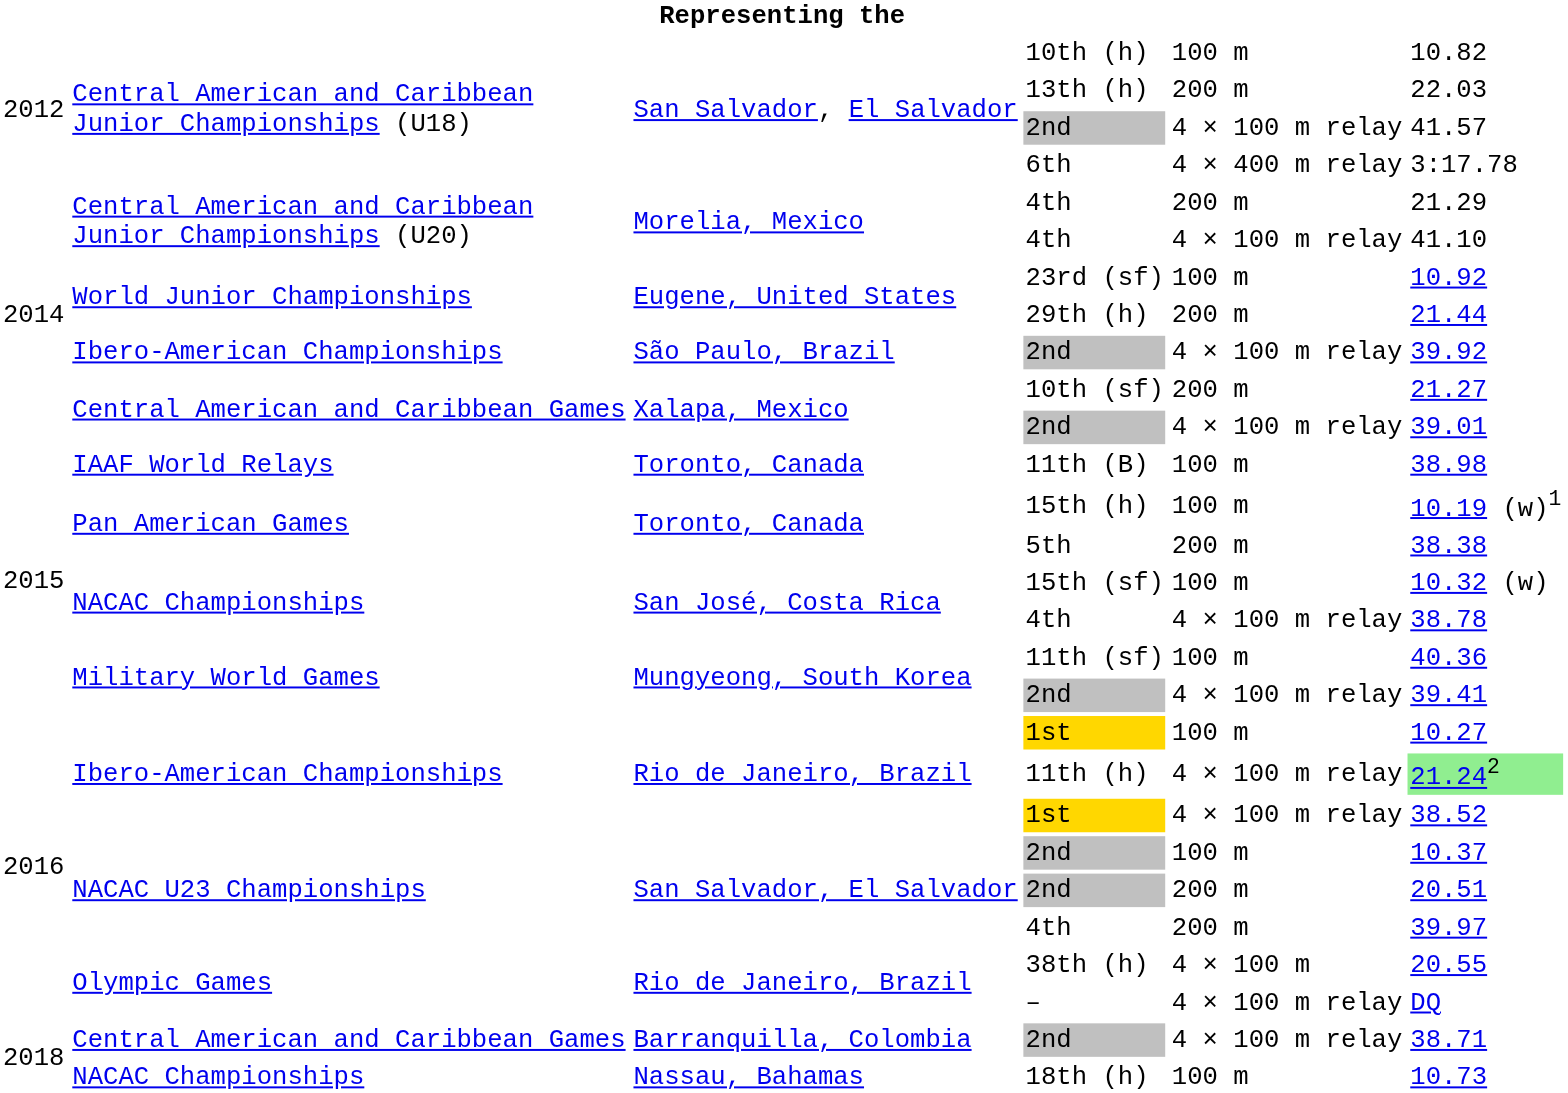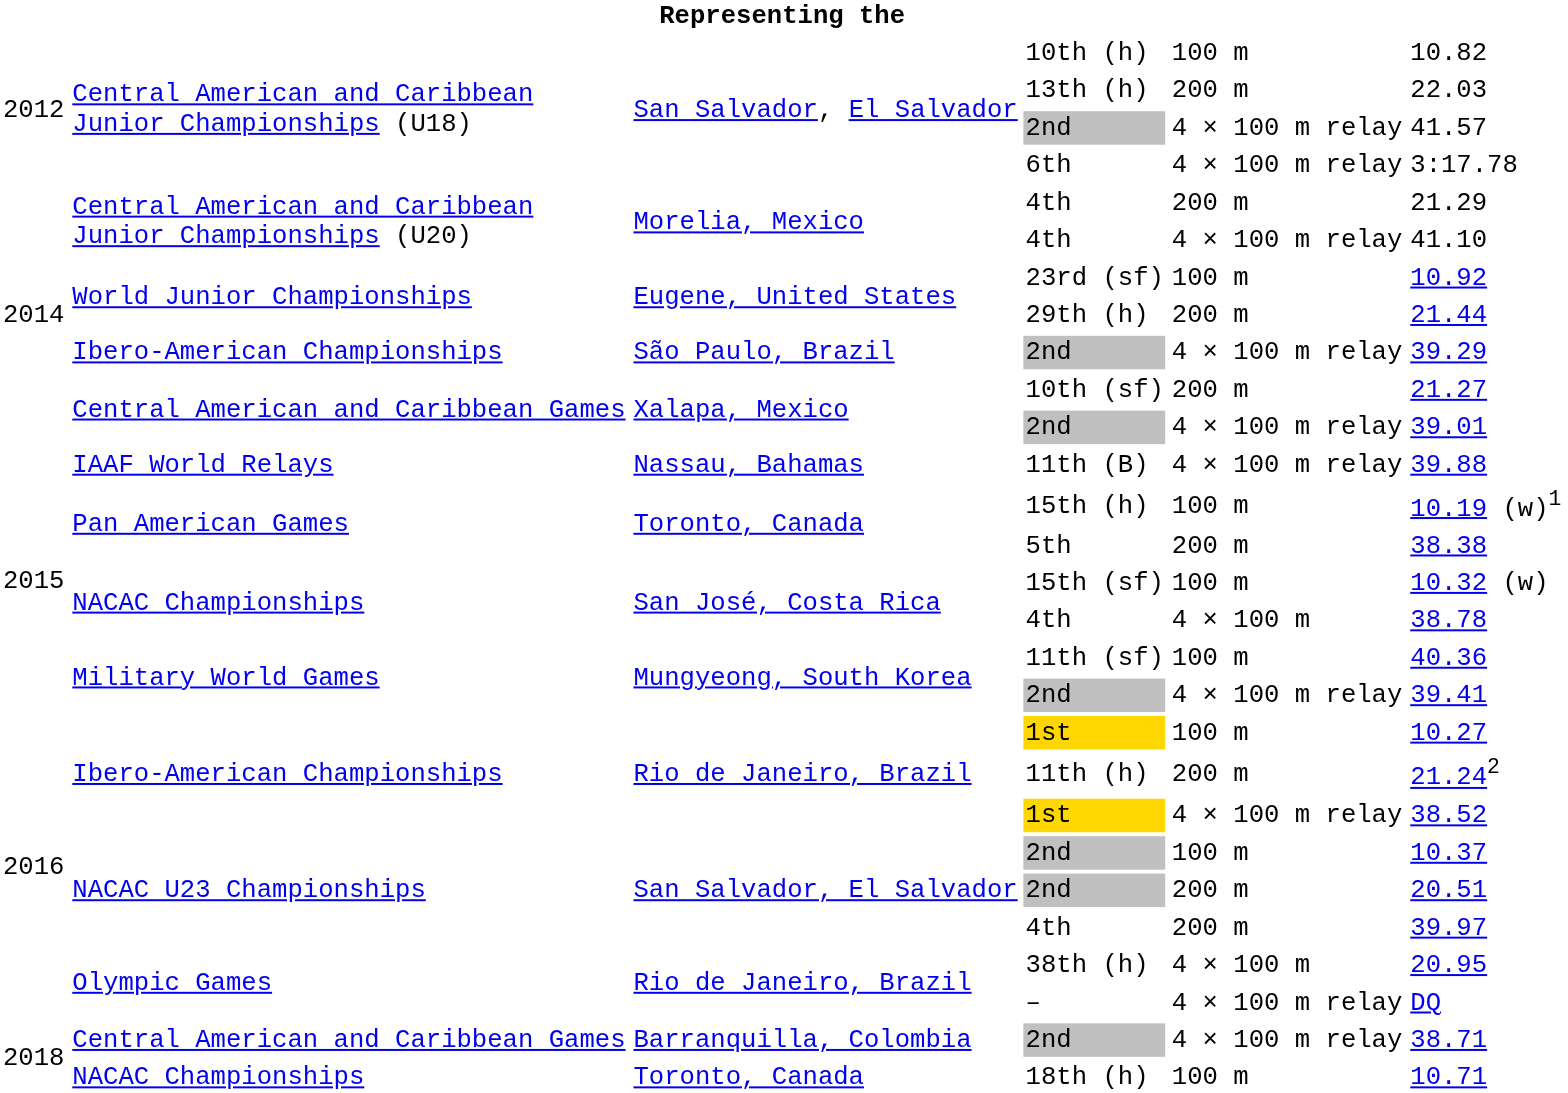(1287, 165) 4 × 400 m relay -> (1287, 165) 4 × 100 m relay
(1449, 353) 39.92 -> (1449, 353) 39.29
(749, 465) Toronto, Canada -> (749, 465) Nassau, Bahamas
(1210, 465) 100 m -> (1287, 465) 4 × 100 m relay
(1449, 465) 38.98 -> (1449, 465) 39.88
(1287, 621) 4 × 100 m relay -> (1241, 621) 4 × 100 m
(1287, 774) 4 × 100 m relay -> (1210, 774) 200 m
(1455, 774) lightgreen background -> (1455, 774) no background
(1449, 965) 20.55 -> (1449, 965) 20.95
(749, 1077) Nassau, Bahamas -> (749, 1077) Toronto, Canada
(1449, 1077) 10.73 -> (1449, 1077) 10.71
